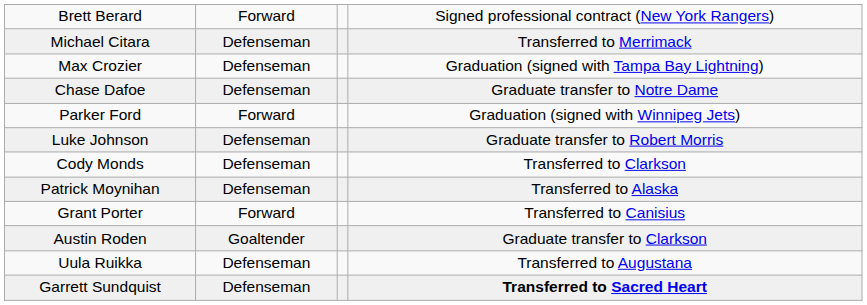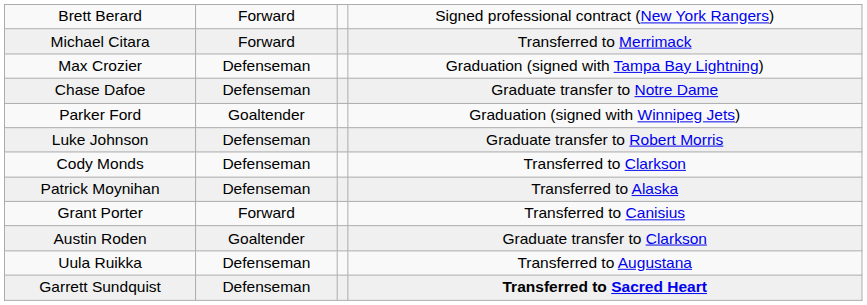(266, 41) Defenseman -> (266, 41) Forward
(266, 115) Forward -> (266, 115) Goaltender
